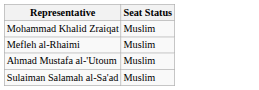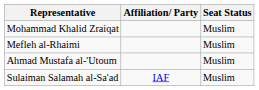+ column: (161, 12)
